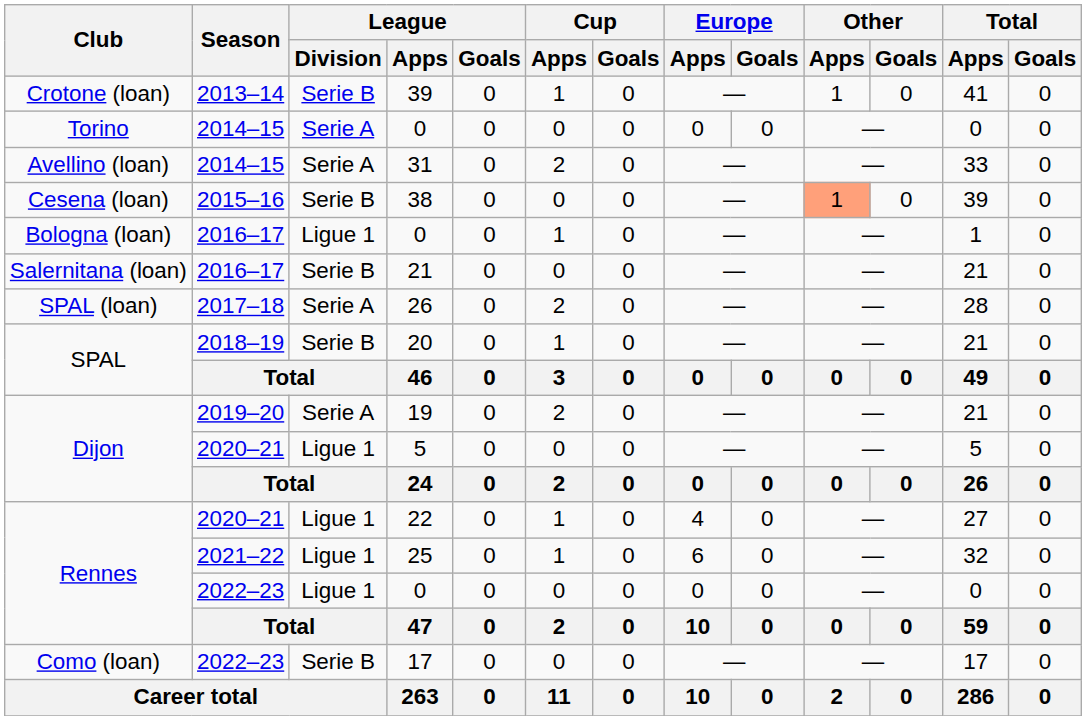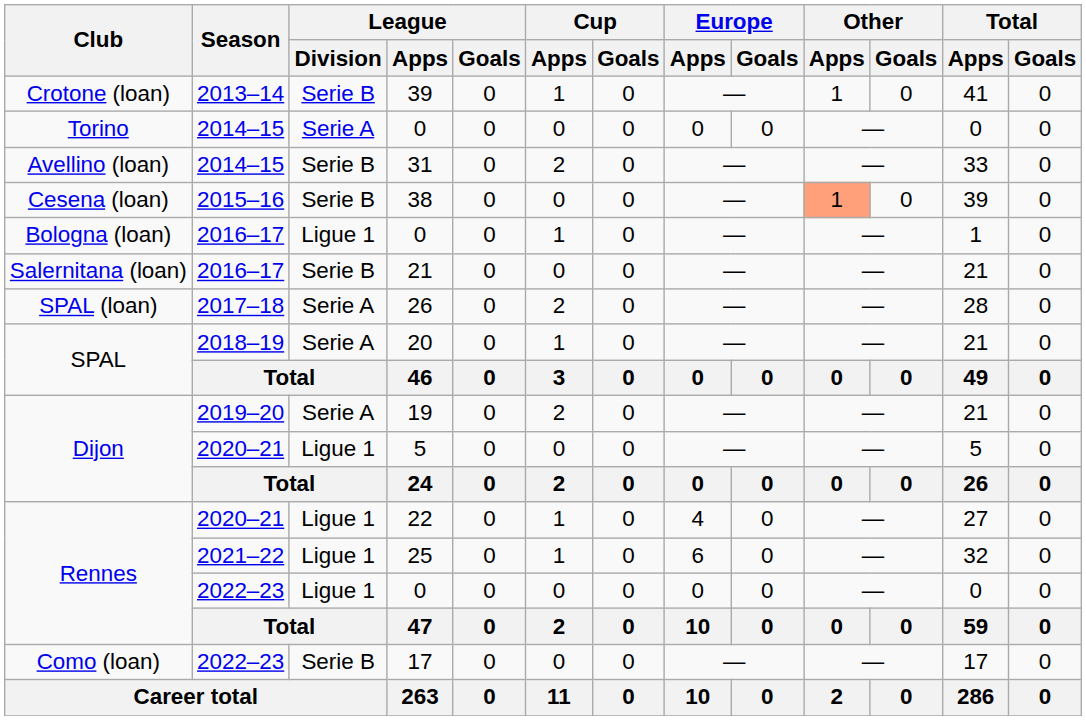(338, 164) Serie A -> (338, 164) Serie B
(338, 341) Serie B -> (338, 341) Serie A
